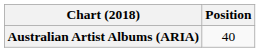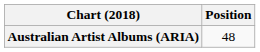(228, 36) 40 -> (228, 36) 48
